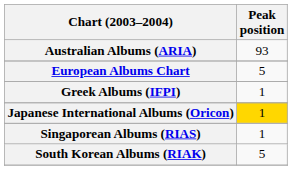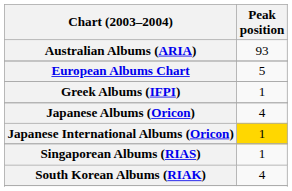+ row: (121, 112)
(262, 154) 5 -> (262, 175) 4
